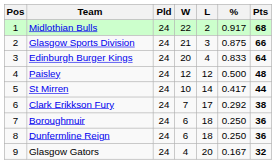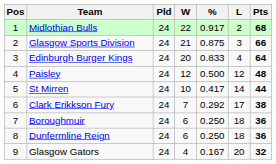columns swapped: (207, 12) <-> (234, 12)
